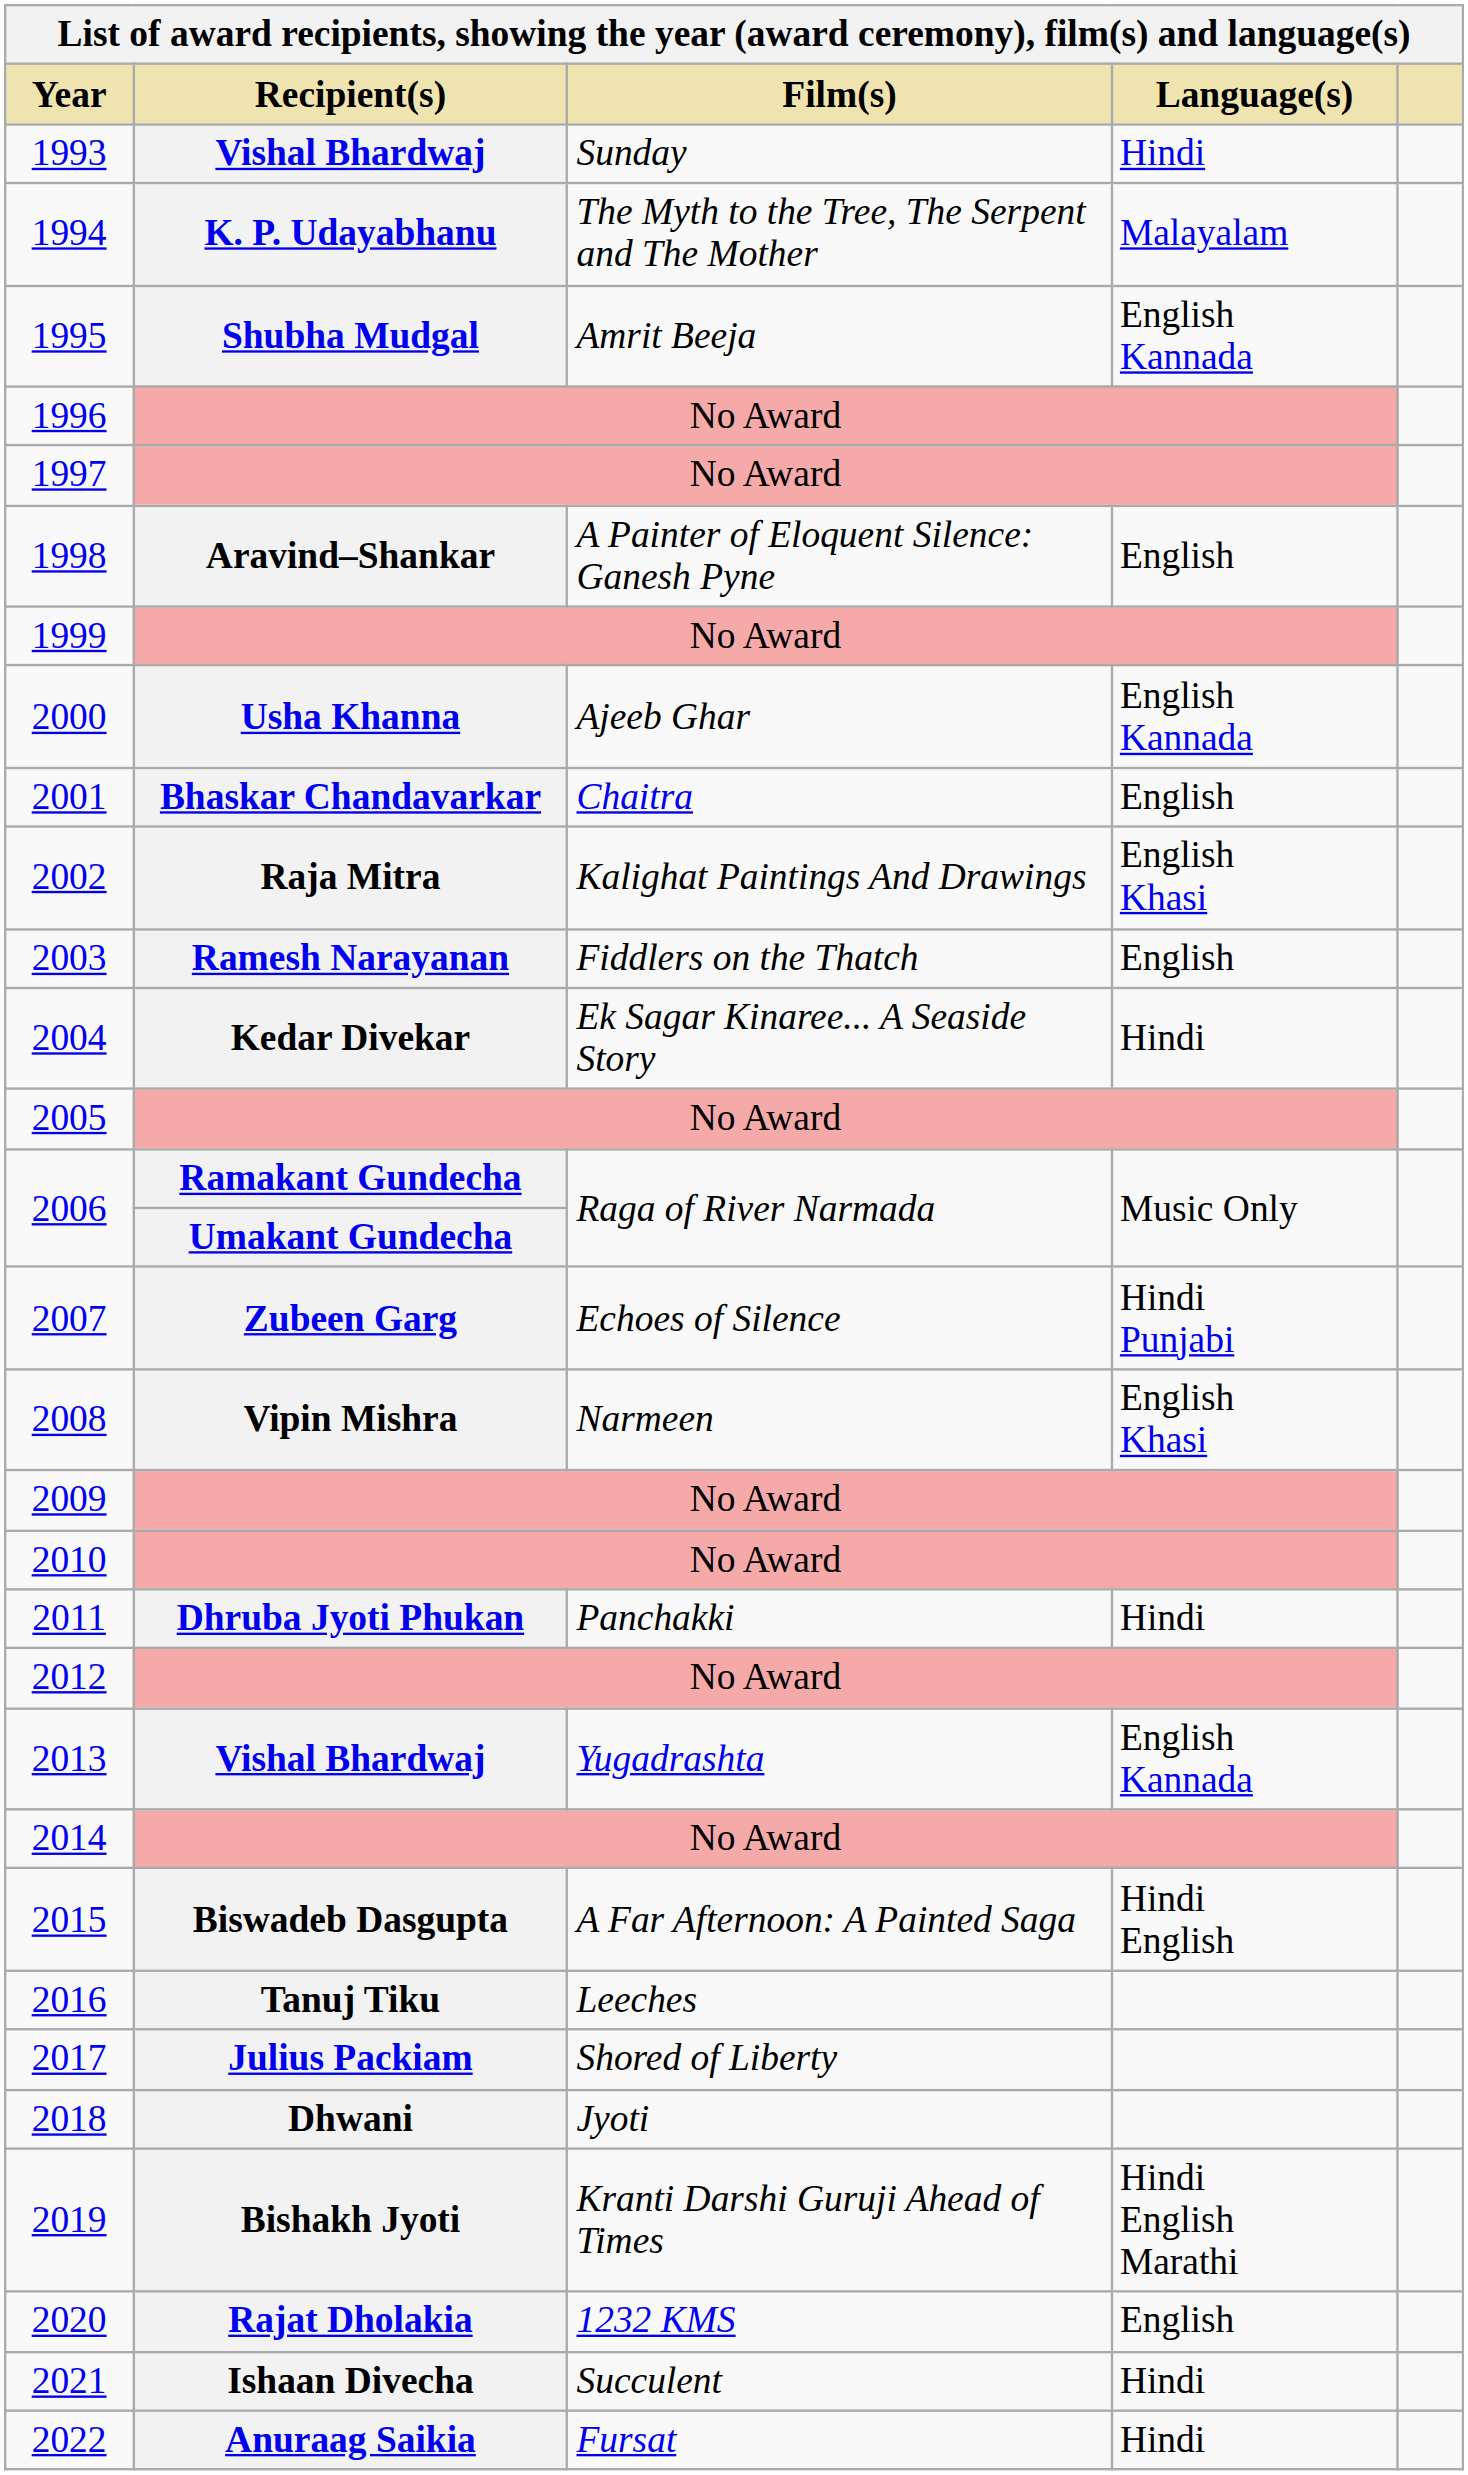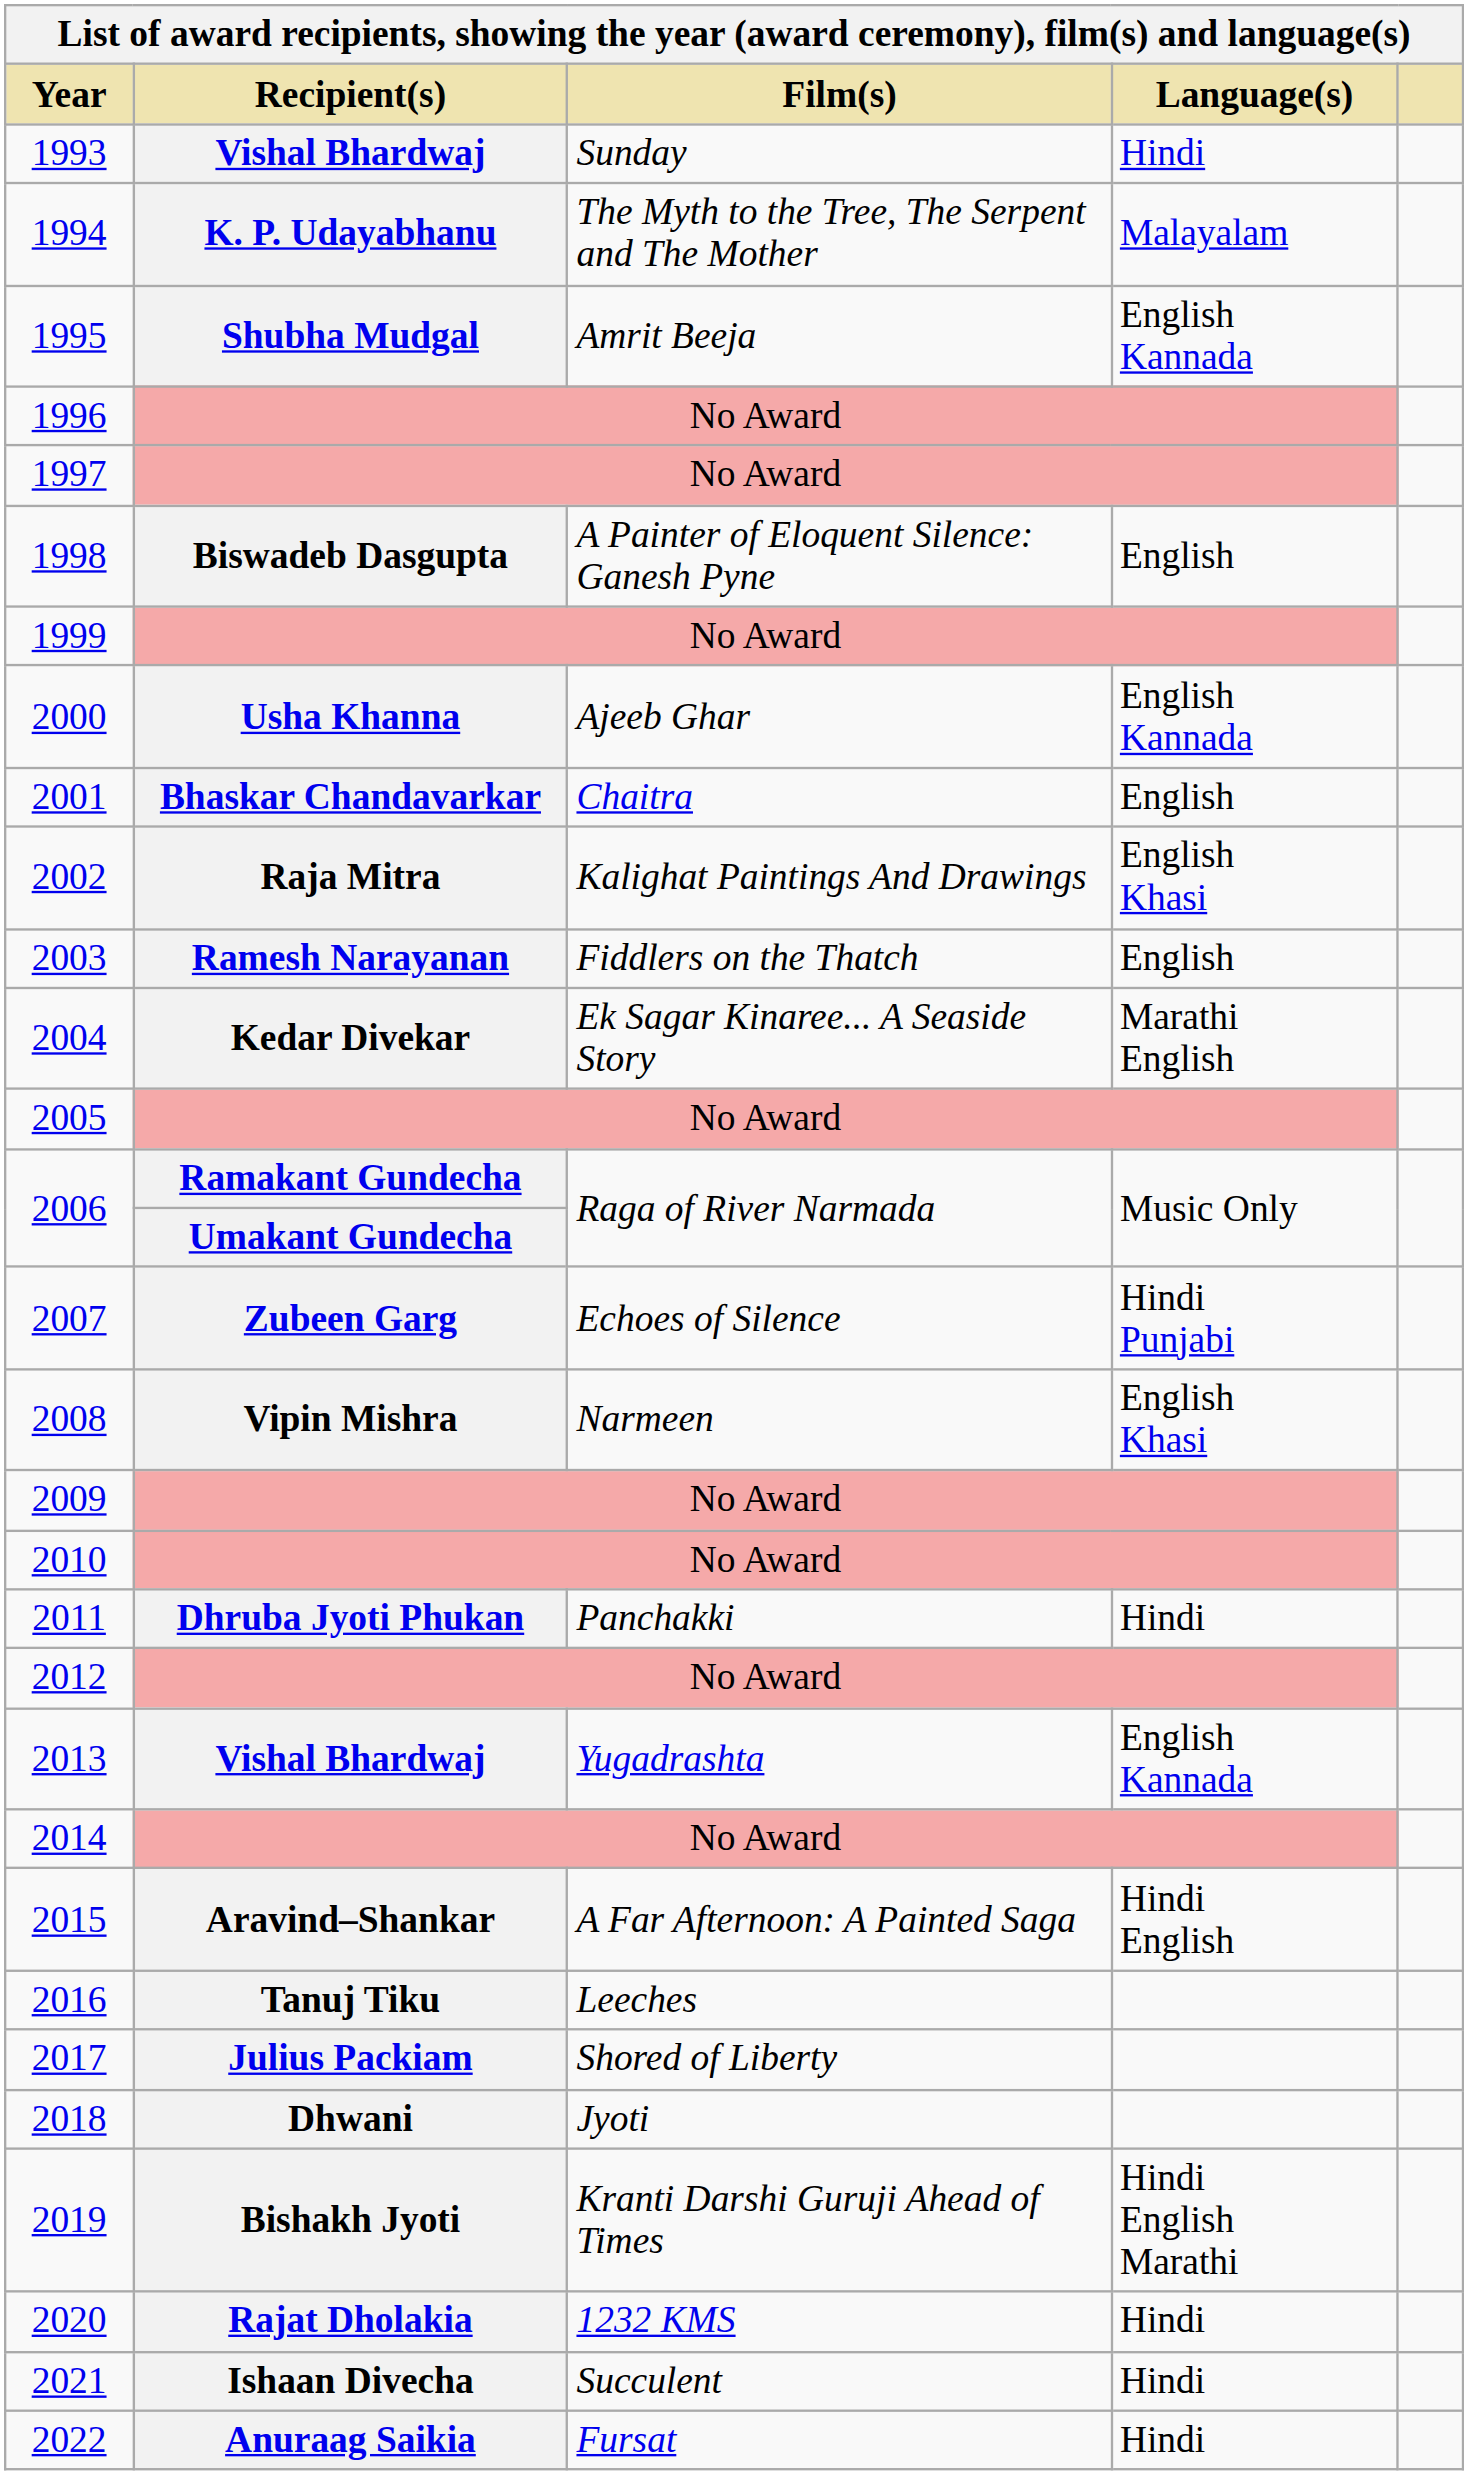(350, 555) Aravind–Shankar -> (350, 555) Biswadeb Dasgupta
(1163, 1037) Hindi -> (1179, 1037) Marathi English
(350, 1918) Biswadeb Dasgupta -> (350, 1918) Aravind–Shankar
(1177, 2320) English -> (1163, 2320) Hindi
